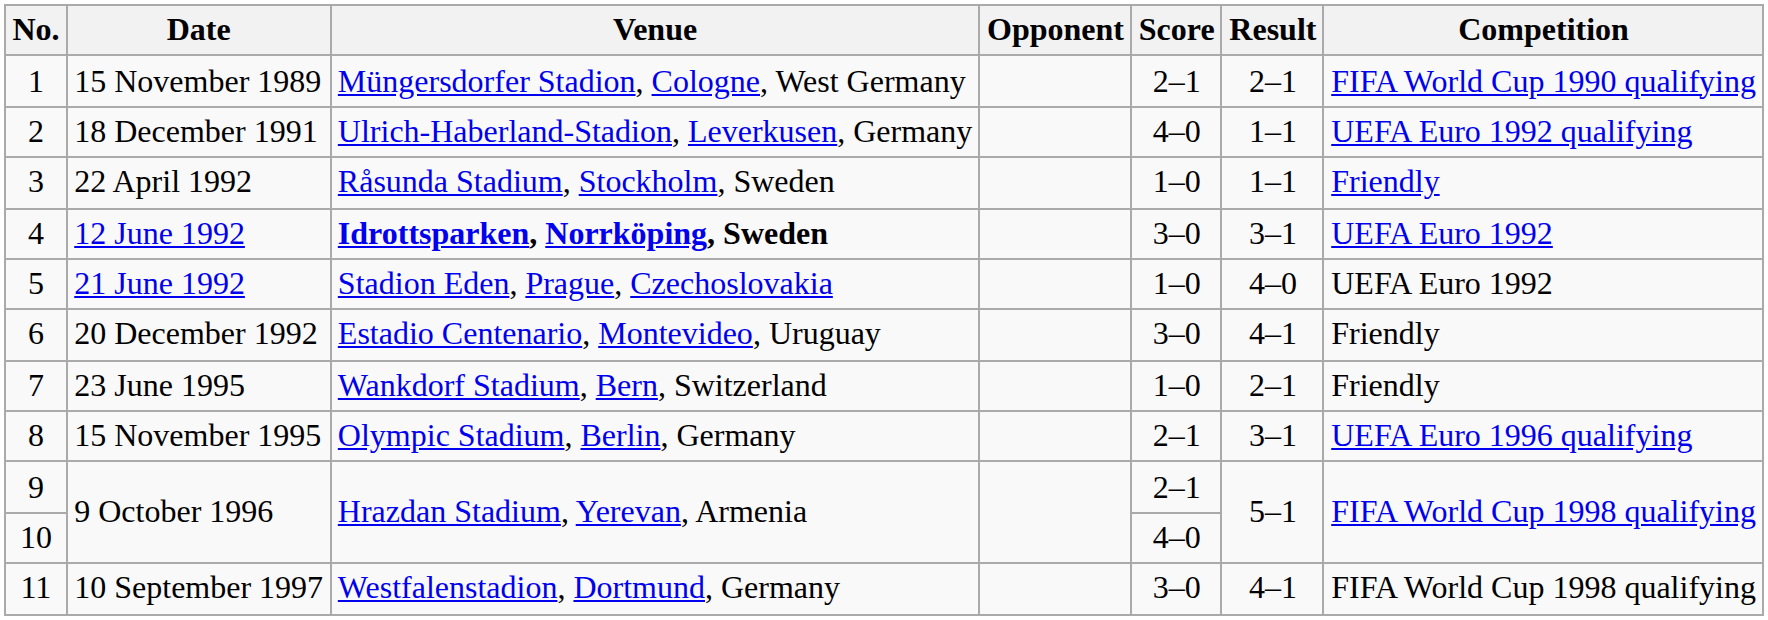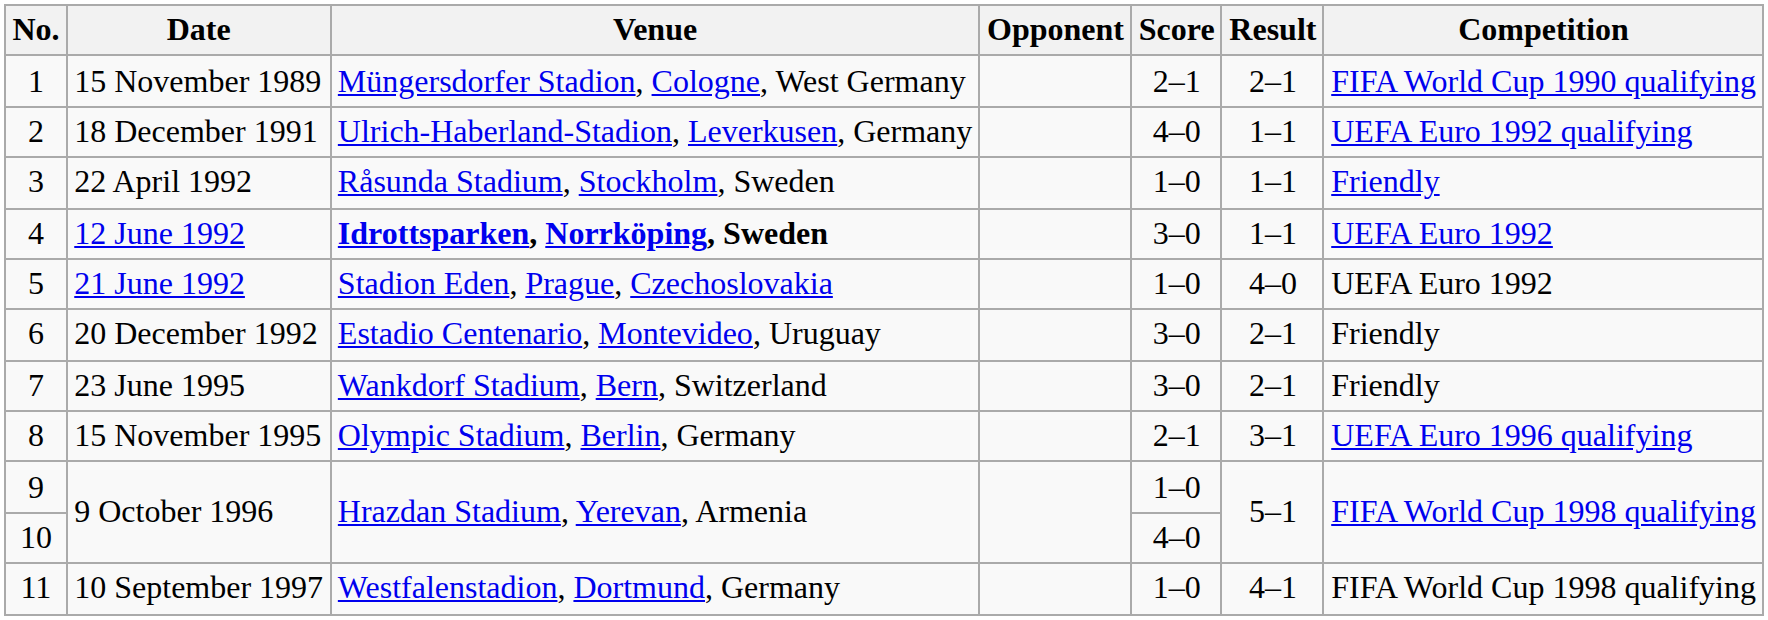(1273, 232) 3–1 -> (1273, 232) 1–1
(1273, 334) 4–1 -> (1273, 334) 2–1
(1177, 385) 1–0 -> (1177, 385) 3–0
(1177, 486) 2–1 -> (1177, 486) 1–0
(1177, 588) 3–0 -> (1177, 588) 1–0
